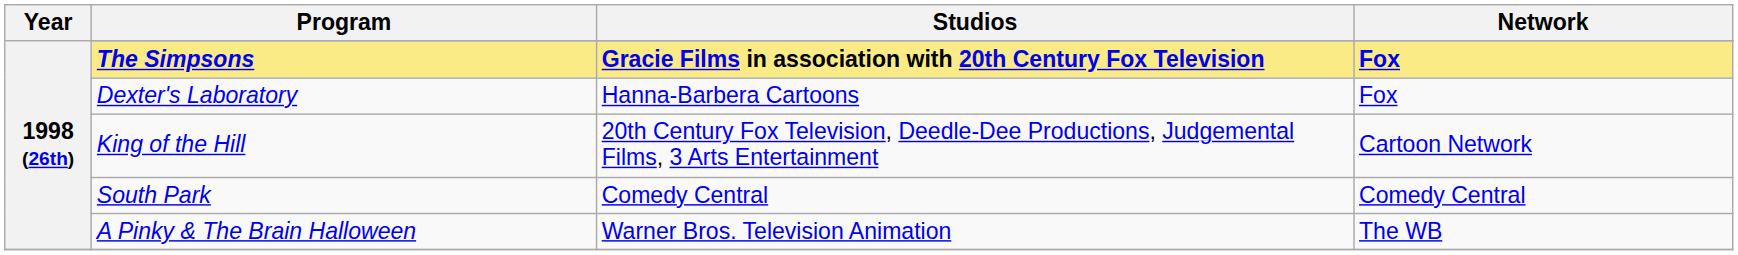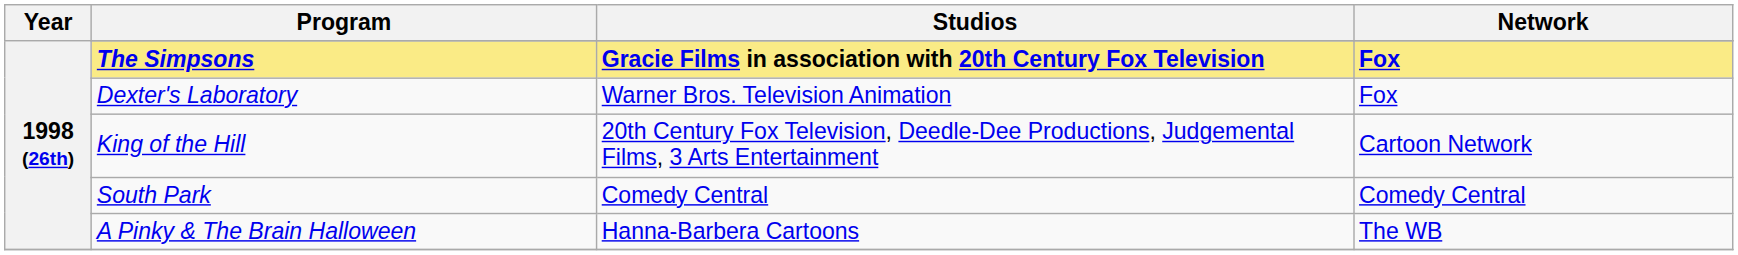(730, 95) Hanna-Barbera Cartoons -> (777, 95) Warner Bros. Television Animation
(777, 231) Warner Bros. Television Animation -> (730, 231) Hanna-Barbera Cartoons
